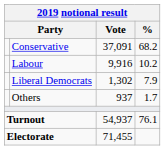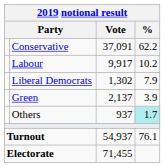(148, 47) 68.2 -> (148, 47) 62.2
(120, 64) 9,916 -> (120, 64) 9,917
+ row: (25, 98)
(151, 98) no background -> (151, 115) paleturquoise background
